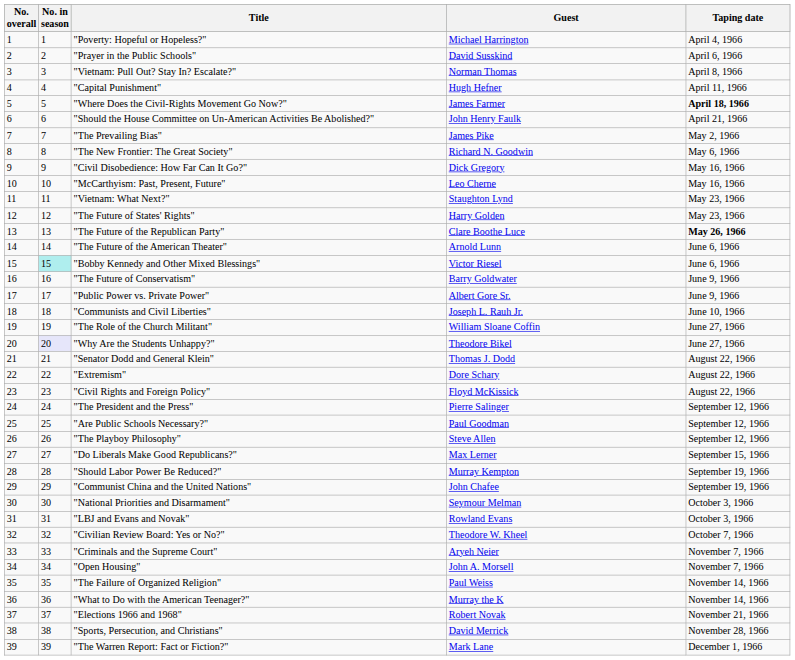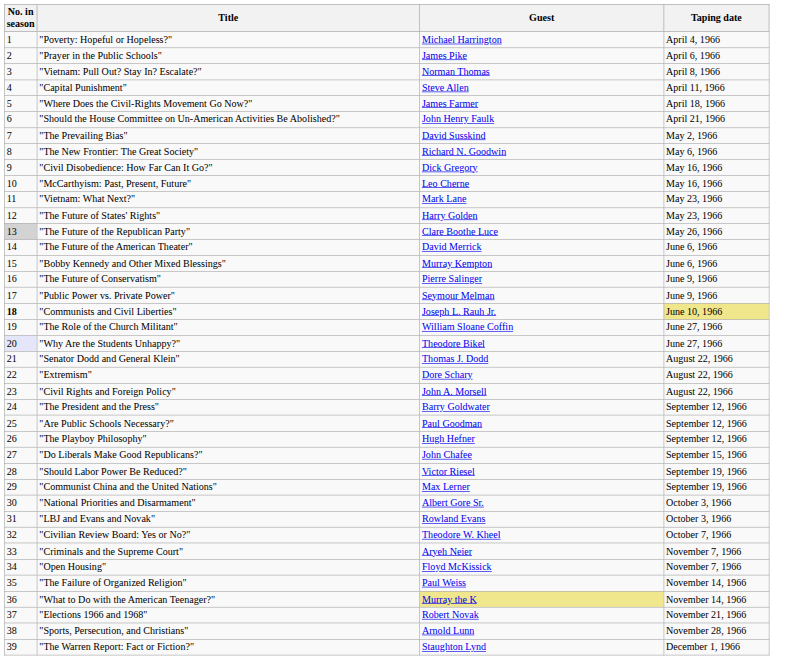- column: (21, 18)
(481, 55) David Susskind -> (444, 55) James Pike
(475, 87) Hugh Hefner -> (445, 87) Steve Allen
(719, 103) bold -> (696, 103) normal
(471, 135) James Pike -> (454, 135) David Susskind
(481, 199) Staughton Lynd -> (444, 199) Mark Lane
(46, 231) no background -> (12, 231) lightgrey background
(717, 231) bold -> (694, 231) normal
(475, 247) Arnold Lunn -> (452, 247) David Merrick
(46, 263) paleturquoise background -> (12, 263) no background
(475, 263) Victor Riesel -> (457, 263) Murray Kempton
(483, 279) Barry Goldwater -> (452, 279) Pierre Salinger
(480, 295) Albert Gore Sr. -> (458, 295) Seymour Melman
(46, 311) normal -> (12, 311) bold
(716, 311) no background -> (694, 311) khaki background
(484, 391) Floyd McKissick -> (454, 391) John A. Morsell
(479, 407) Pierre Salinger -> (456, 407) Barry Goldwater
(472, 439) Steve Allen -> (448, 439) Hugh Hefner
(473, 455) Max Lerner -> (447, 455) John Chafee
(484, 471) Murray Kempton -> (448, 471) Victor Riesel
(474, 487) John Chafee -> (446, 487) Max Lerner
(485, 503) Seymour Melman -> (453, 503) Albert Gore Sr.
(481, 567) John A. Morsell -> (457, 567) Floyd McKissick
(476, 599) no background -> (449, 599) khaki background
(479, 631) David Merrick -> (448, 631) Arnold Lunn
(471, 647) Mark Lane -> (454, 647) Staughton Lynd
